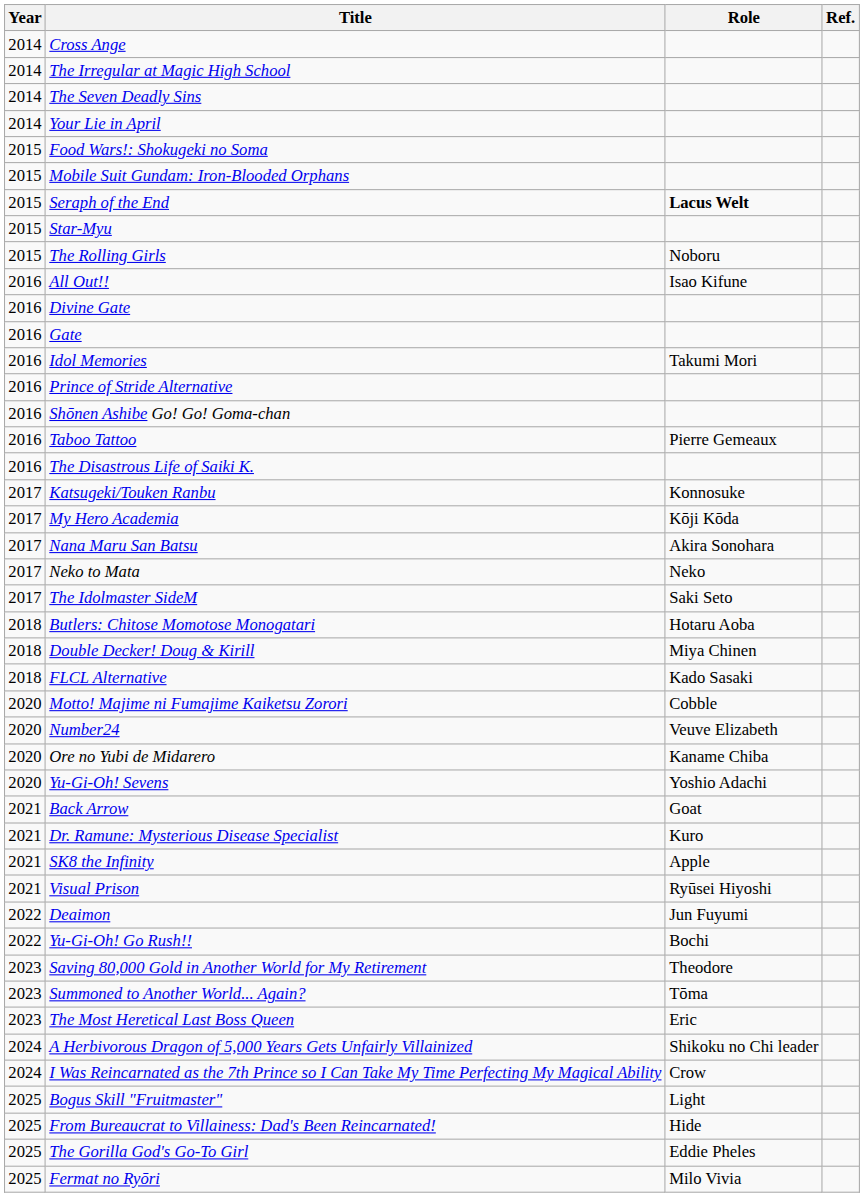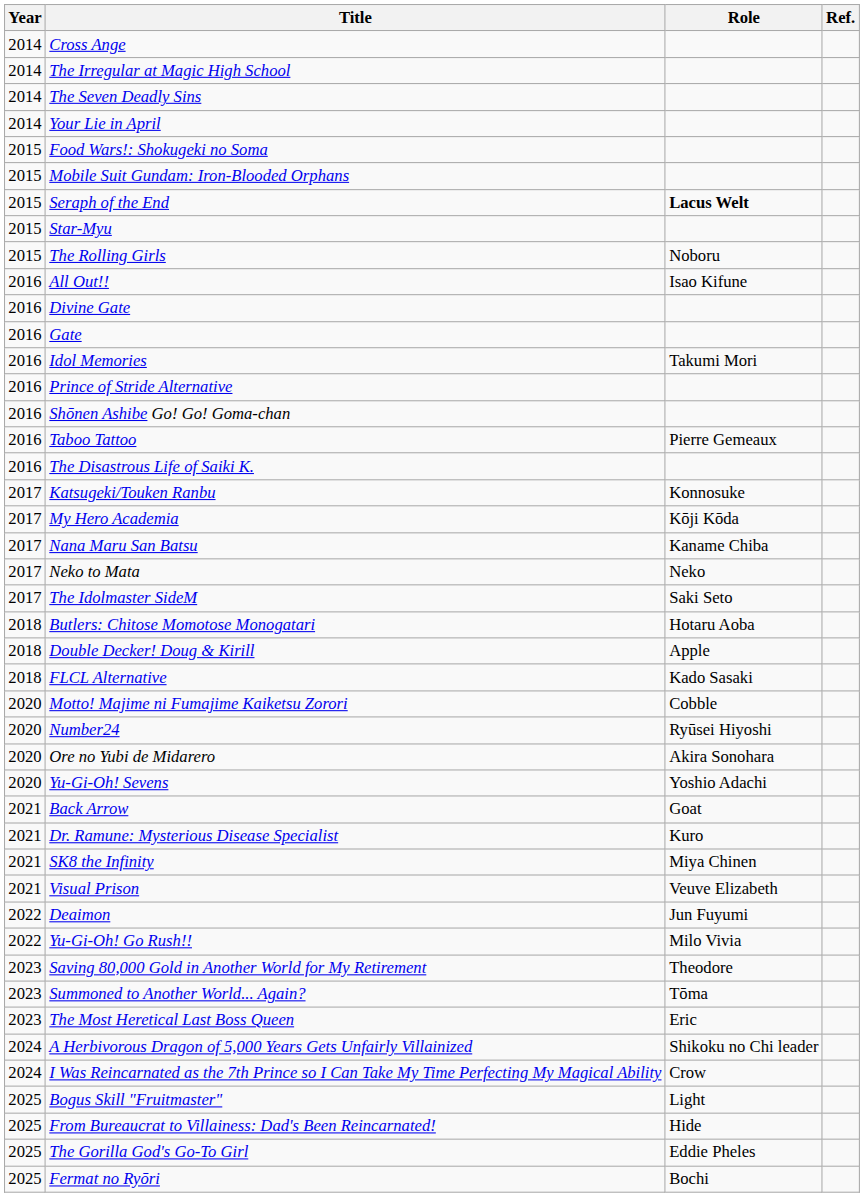(722, 545) Akira Sonohara -> (719, 545) Kaname Chiba
(713, 651) Miya Chinen -> (689, 651) Apple
(723, 730) Veuve Elizabeth -> (720, 730) Ryūsei Hiyoshi
(719, 756) Kaname Chiba -> (722, 756) Akira Sonohara
(689, 862) Apple -> (713, 862) Miya Chinen
(720, 888) Ryūsei Hiyoshi -> (723, 888) Veuve Elizabeth
(689, 941) Bochi -> (705, 941) Milo Vivia
(705, 1178) Milo Vivia -> (689, 1178) Bochi
